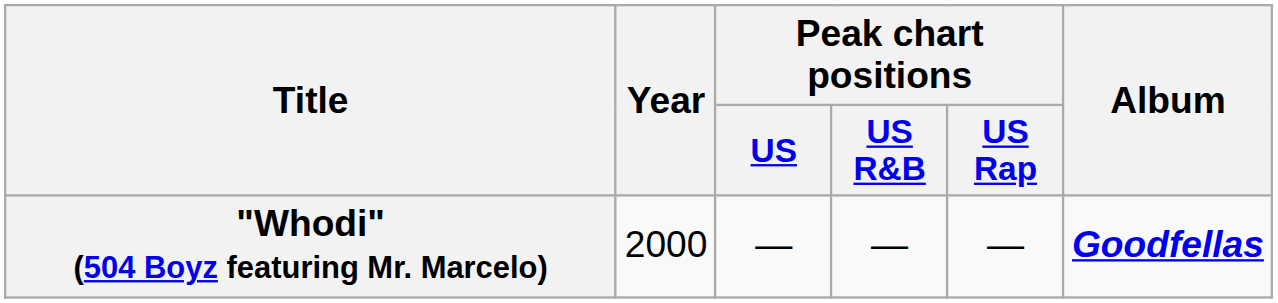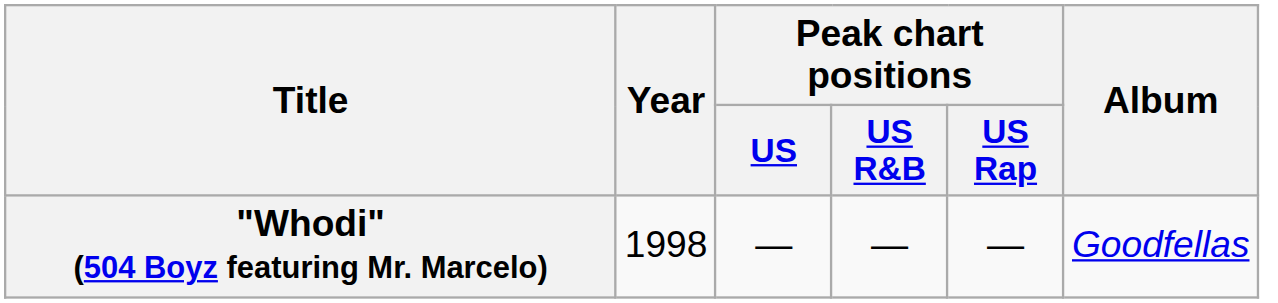(666, 245) 2000 -> (666, 245) 1998
(1168, 245) bold -> (1161, 245) normal
